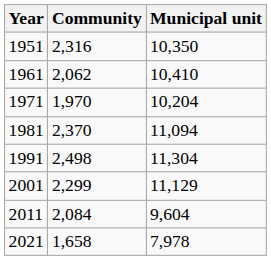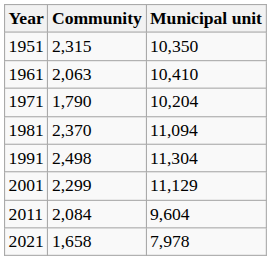(72, 46) 2,316 -> (72, 46) 2,315
(72, 74) 2,062 -> (72, 74) 2,063
(72, 102) 1,970 -> (72, 102) 1,790
